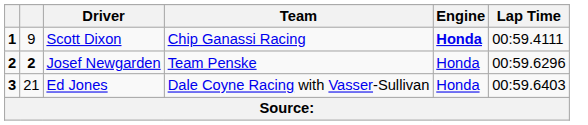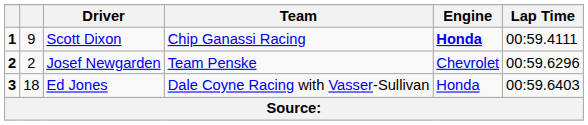(31, 62) bold -> (31, 62) normal
(458, 62) Honda -> (468, 62) Chevrolet
(31, 85) 21 -> (31, 85) 18
